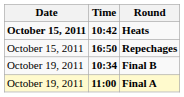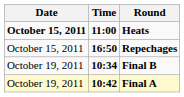(104, 30) 10:42 -> (104, 30) 11:00
(104, 83) 11:00 -> (104, 83) 10:42
